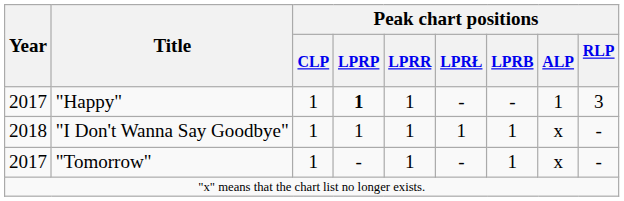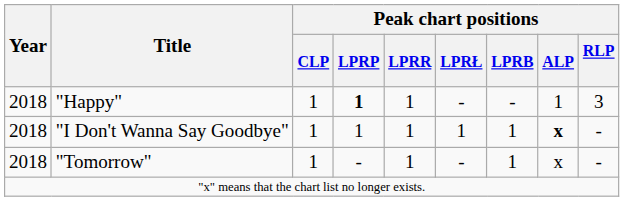(28, 101) 2017 -> (28, 101) 2018
(558, 131) normal -> (558, 131) bold
(28, 161) 2017 -> (28, 161) 2018
